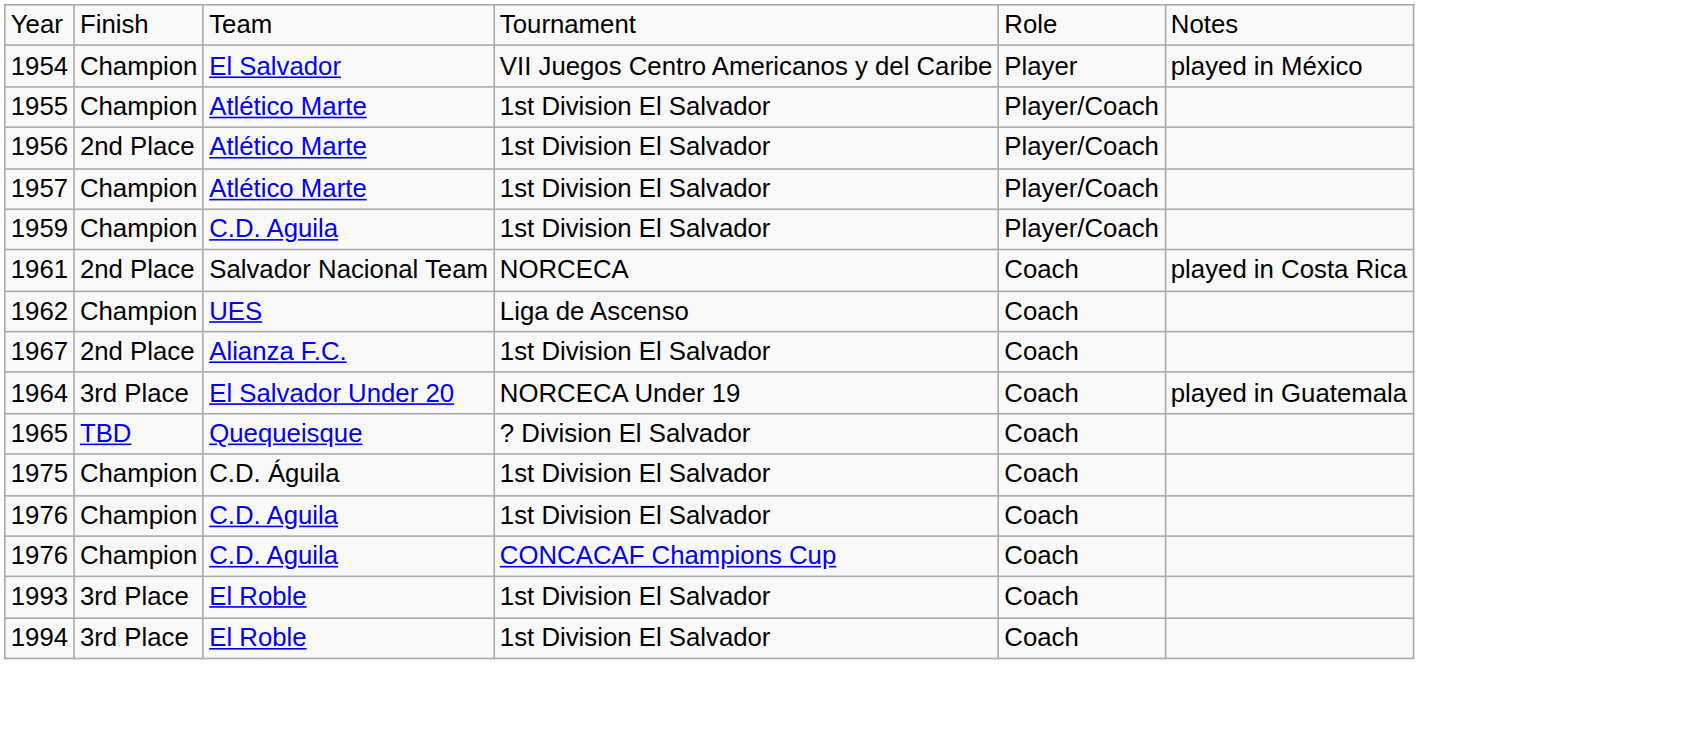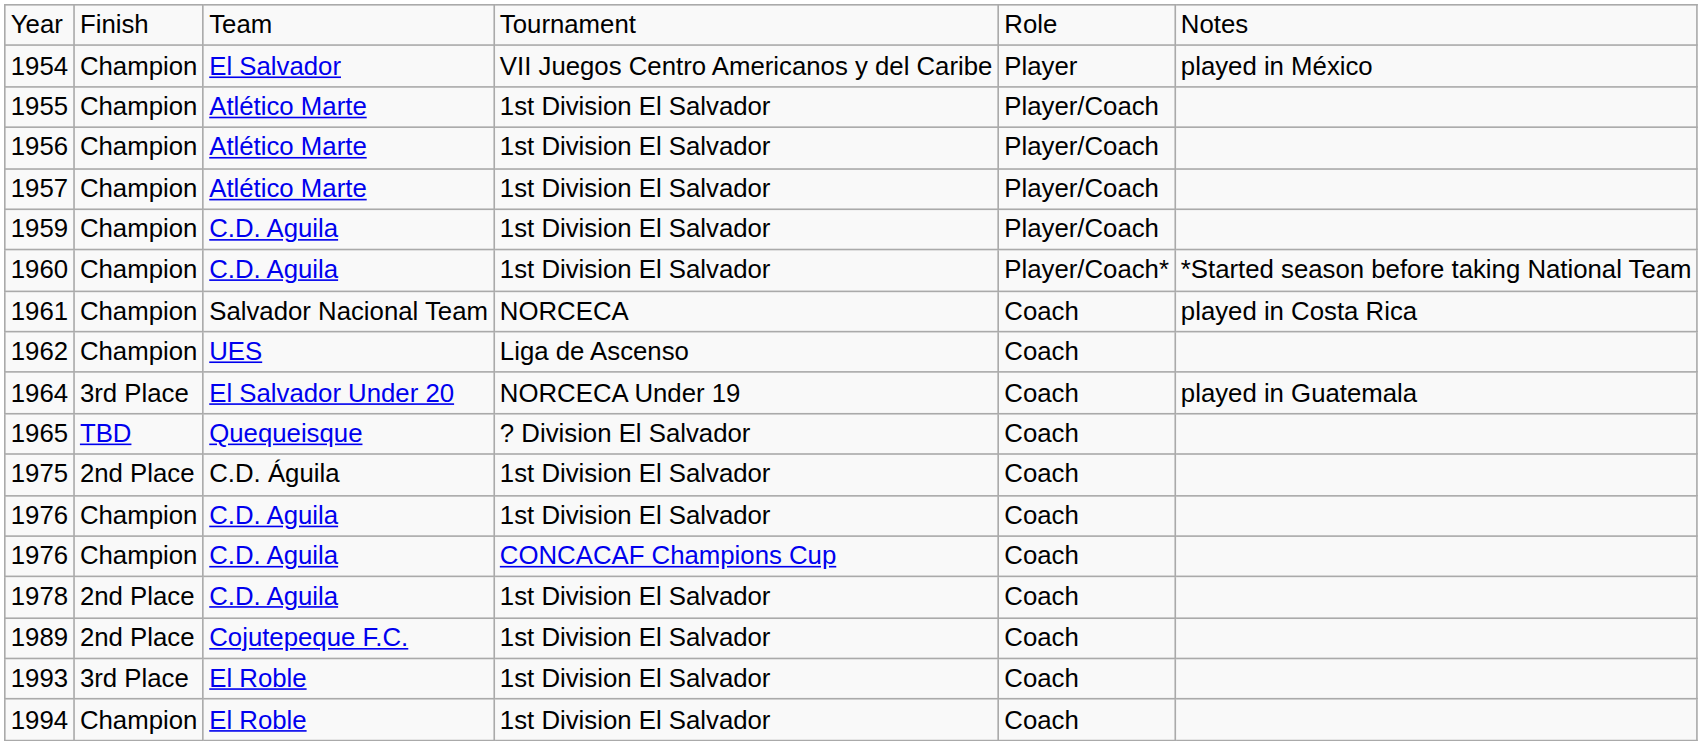(137, 147) 2nd Place -> (139, 147) Champion
+ row: (39, 270)
(137, 270) 2nd Place -> (139, 310) Champion
- row: (39, 351)
(139, 474) Champion -> (137, 474) 2nd Place
+ row: (39, 596)
+ row: (39, 637)
(134, 637) 3rd Place -> (139, 719) Champion
